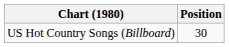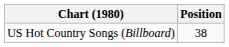(201, 33) 30 -> (201, 33) 38
